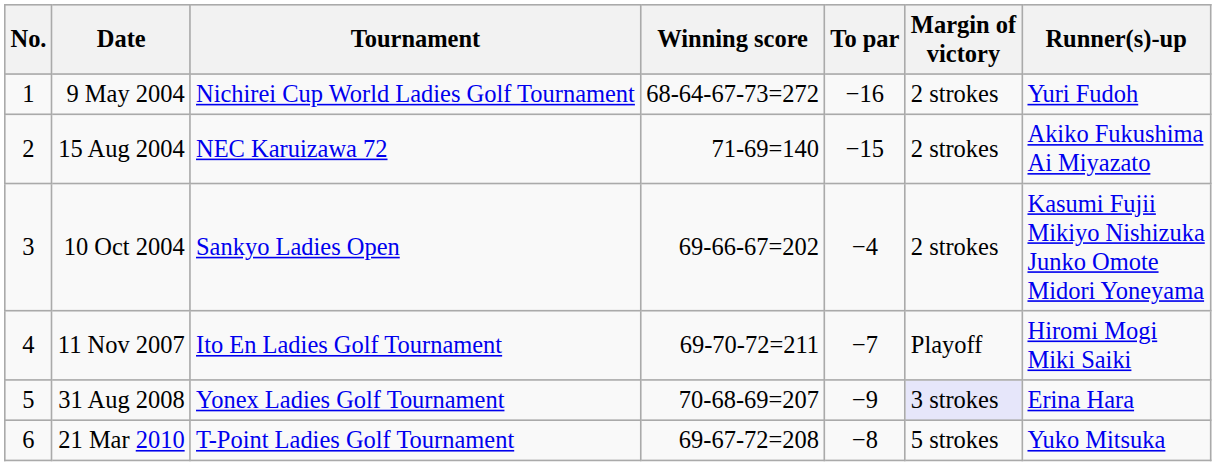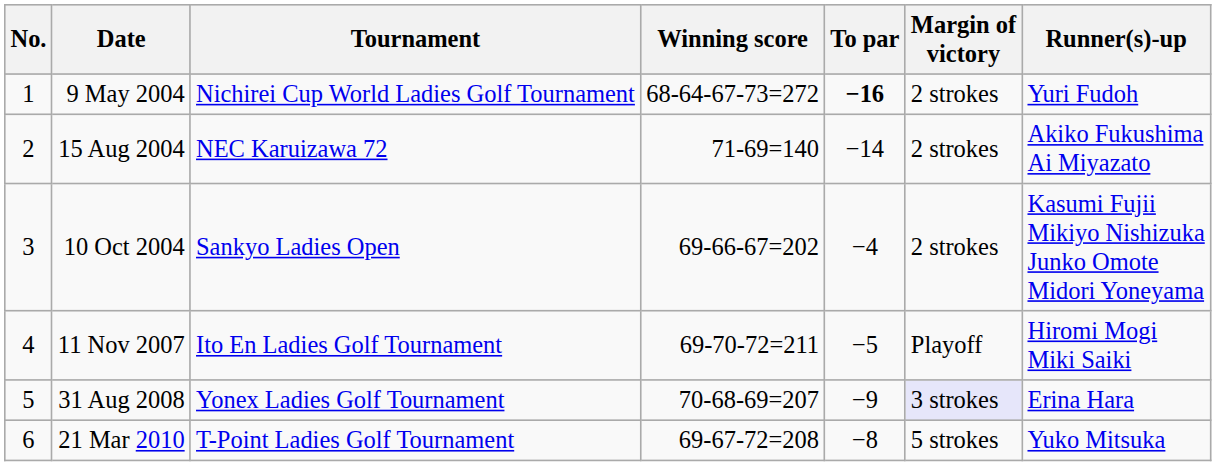(865, 94) normal -> (865, 94) bold
(865, 149) −15 -> (865, 149) −14
(865, 345) −7 -> (865, 345) −5
